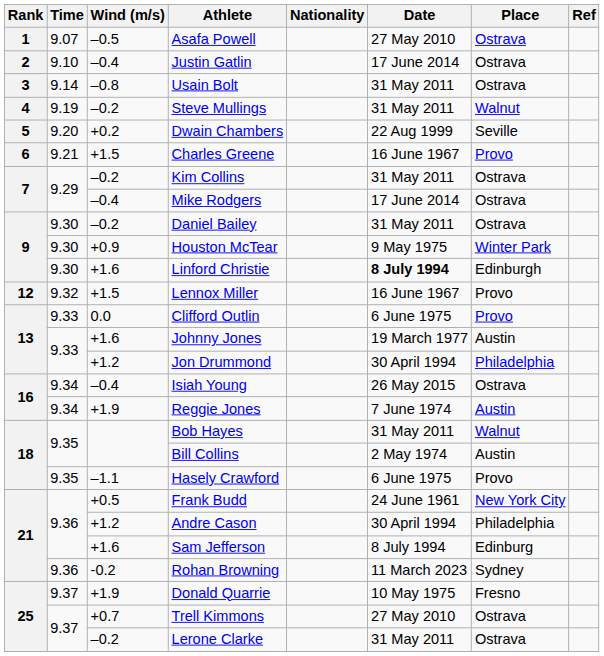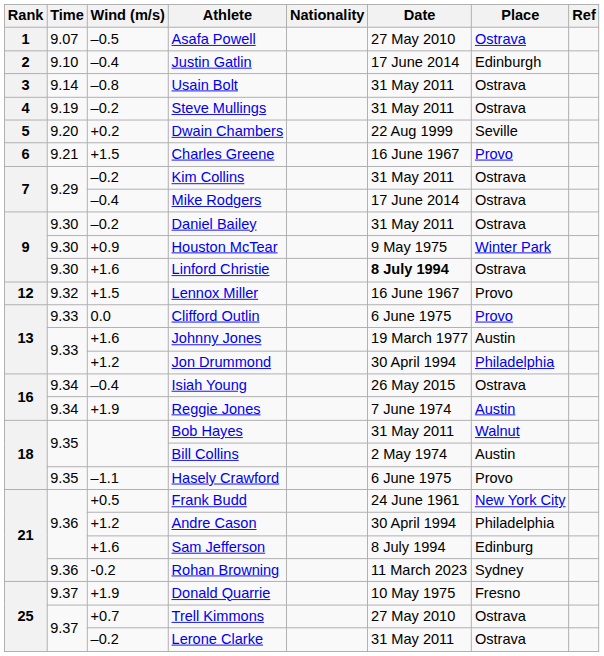(500, 62) Ostrava -> (508, 62) Edinburgh
(497, 108) Walnut -> (500, 108) Ostrava
(508, 270) Edinburgh -> (500, 270) Ostrava
